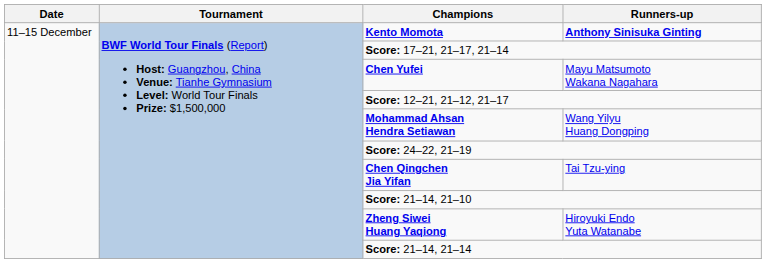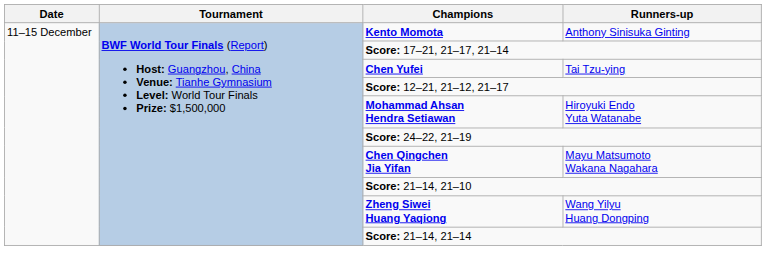(633, 32) bold -> (628, 32) normal
(612, 75) Mayu Matsumoto Wakana Nagahara -> (595, 68) Tai Tzu-ying
(607, 125) Wang Yilyu Huang Dongping -> (603, 112) Hiroyuki Endo Yuta Watanabe
(595, 168) Tai Tzu-ying -> (612, 161) Mayu Matsumoto Wakana Nagahara
(603, 224) Hiroyuki Endo Yuta Watanabe -> (607, 211) Wang Yilyu Huang Dongping
